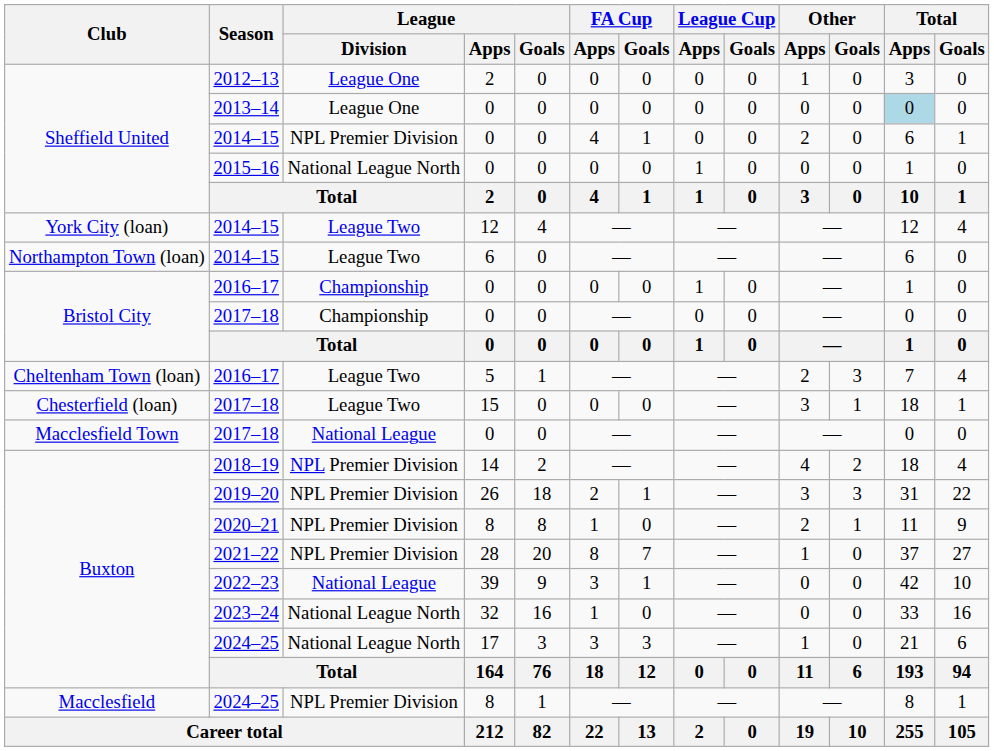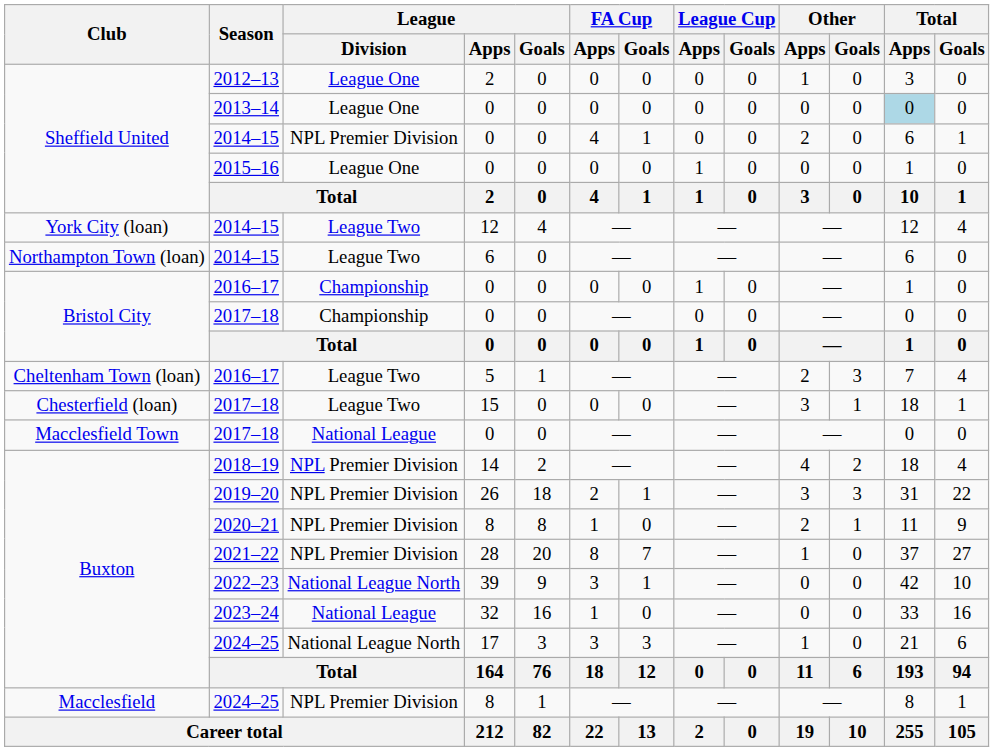(374, 167) National League North -> (374, 167) League One
(374, 583) National League -> (374, 583) National League North
(374, 613) National League North -> (374, 613) National League
